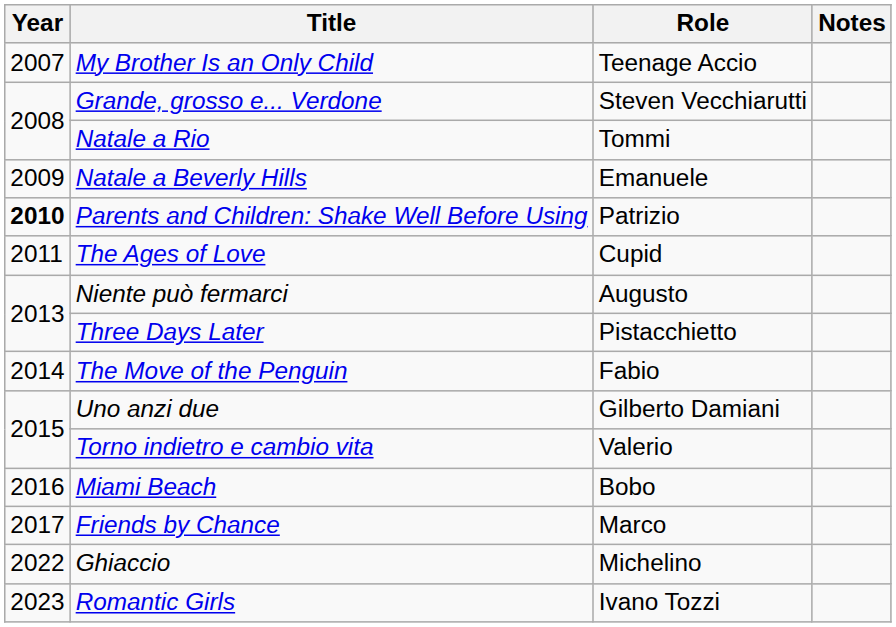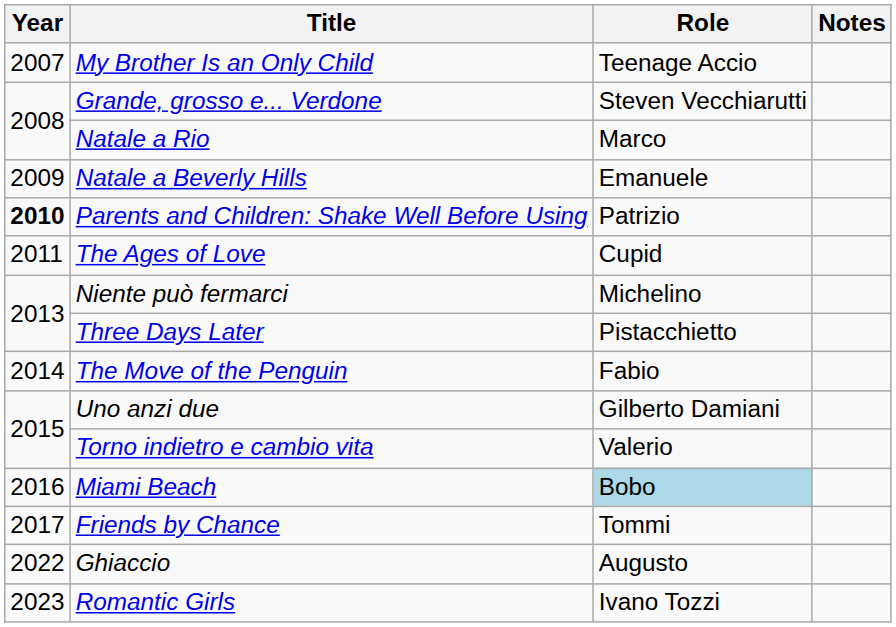(635, 139) Tommi -> (633, 139) Marco
(643, 293) Augusto -> (650, 293) Michelino
(627, 486) no background -> (627, 486) lightblue background
(633, 525) Marco -> (635, 525) Tommi
(650, 563) Michelino -> (643, 563) Augusto
